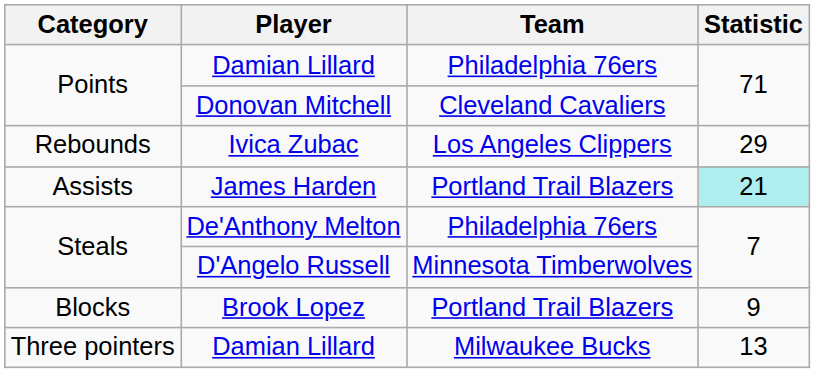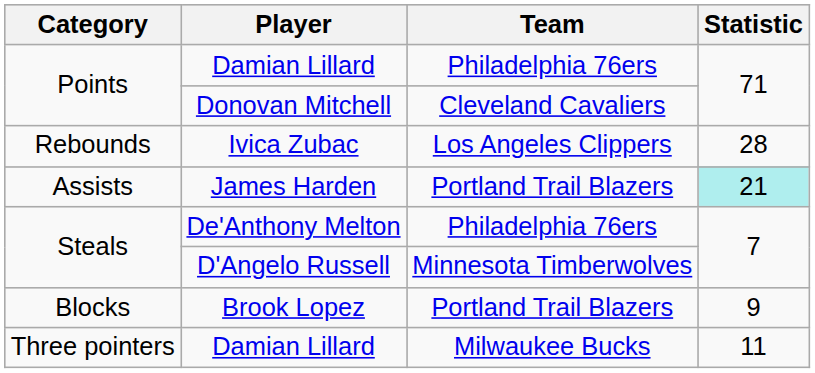(753, 145) 29 -> (753, 145) 28
(753, 347) 13 -> (753, 347) 11
